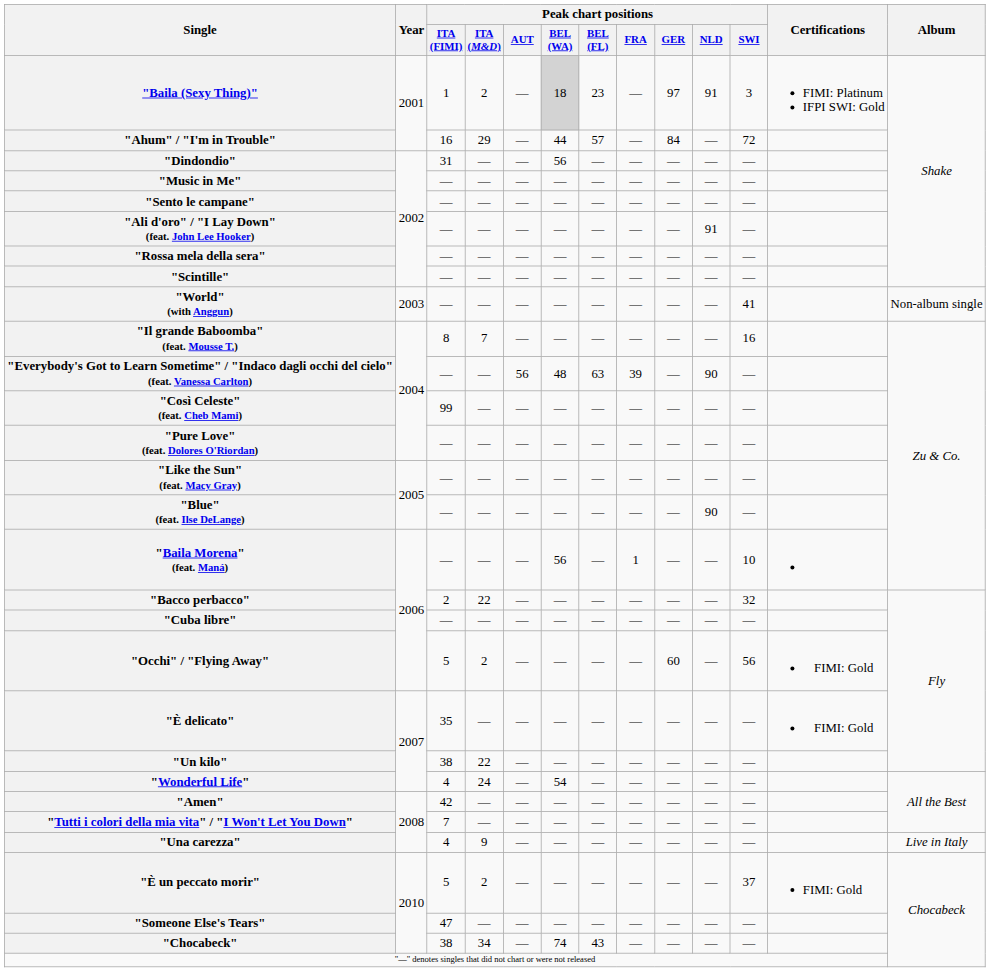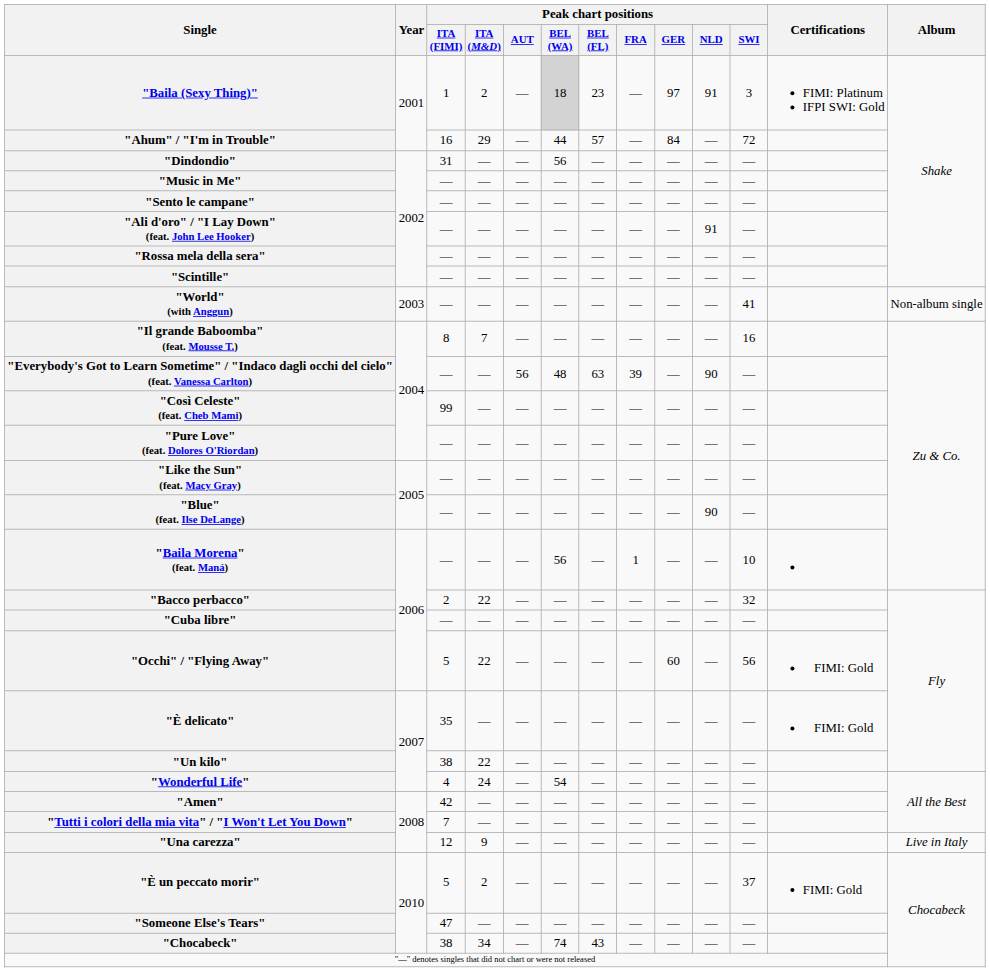(484, 660) 2 -> (484, 660) 22
(446, 842) 4 -> (446, 842) 12
